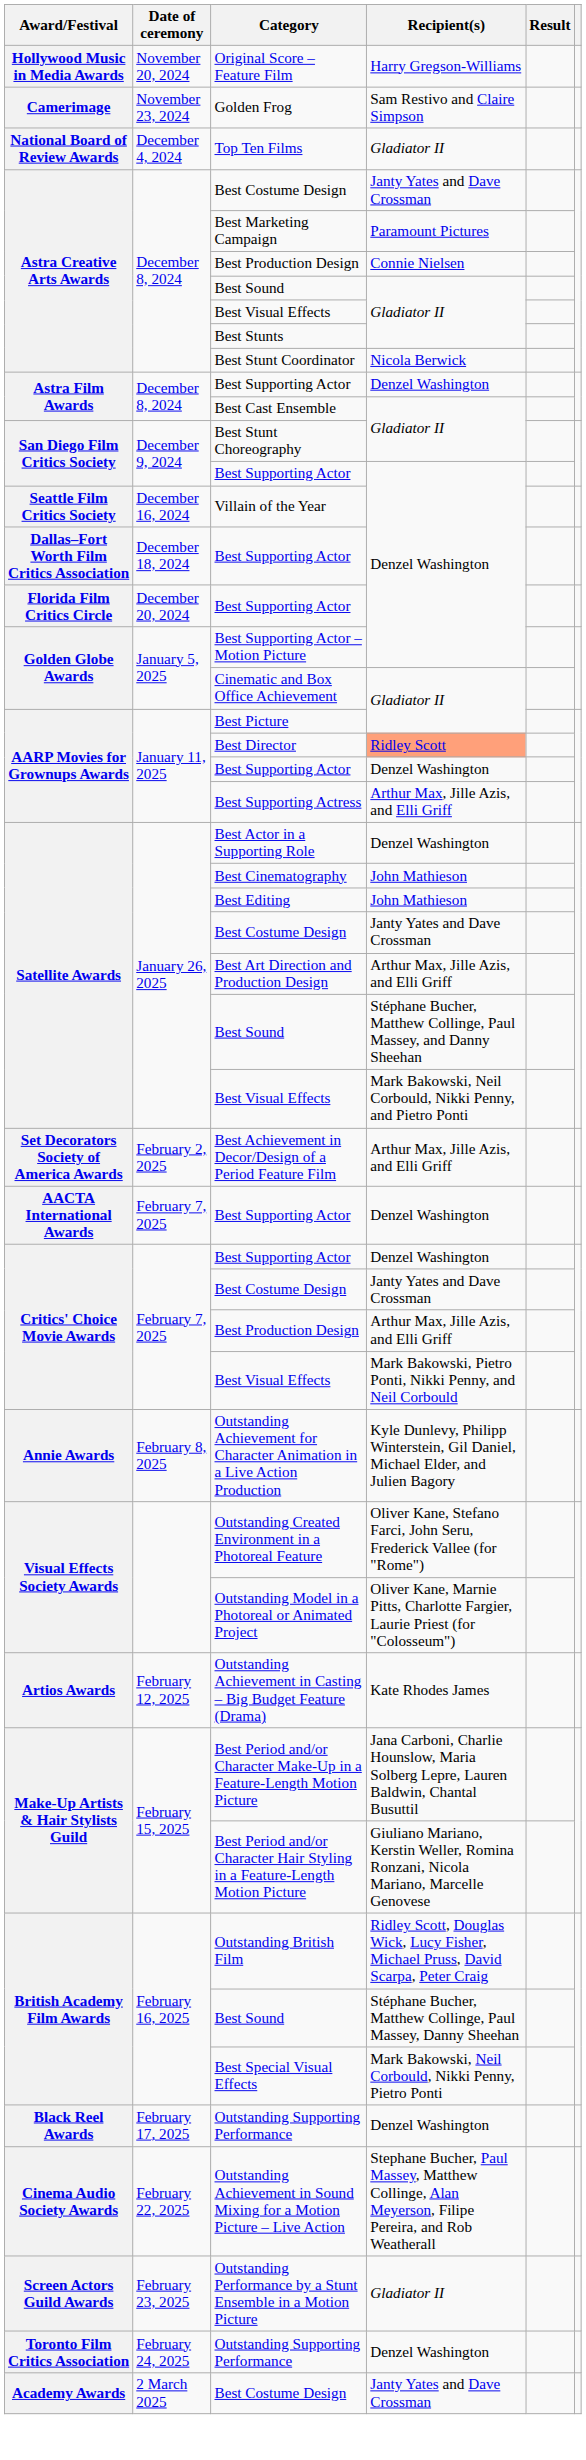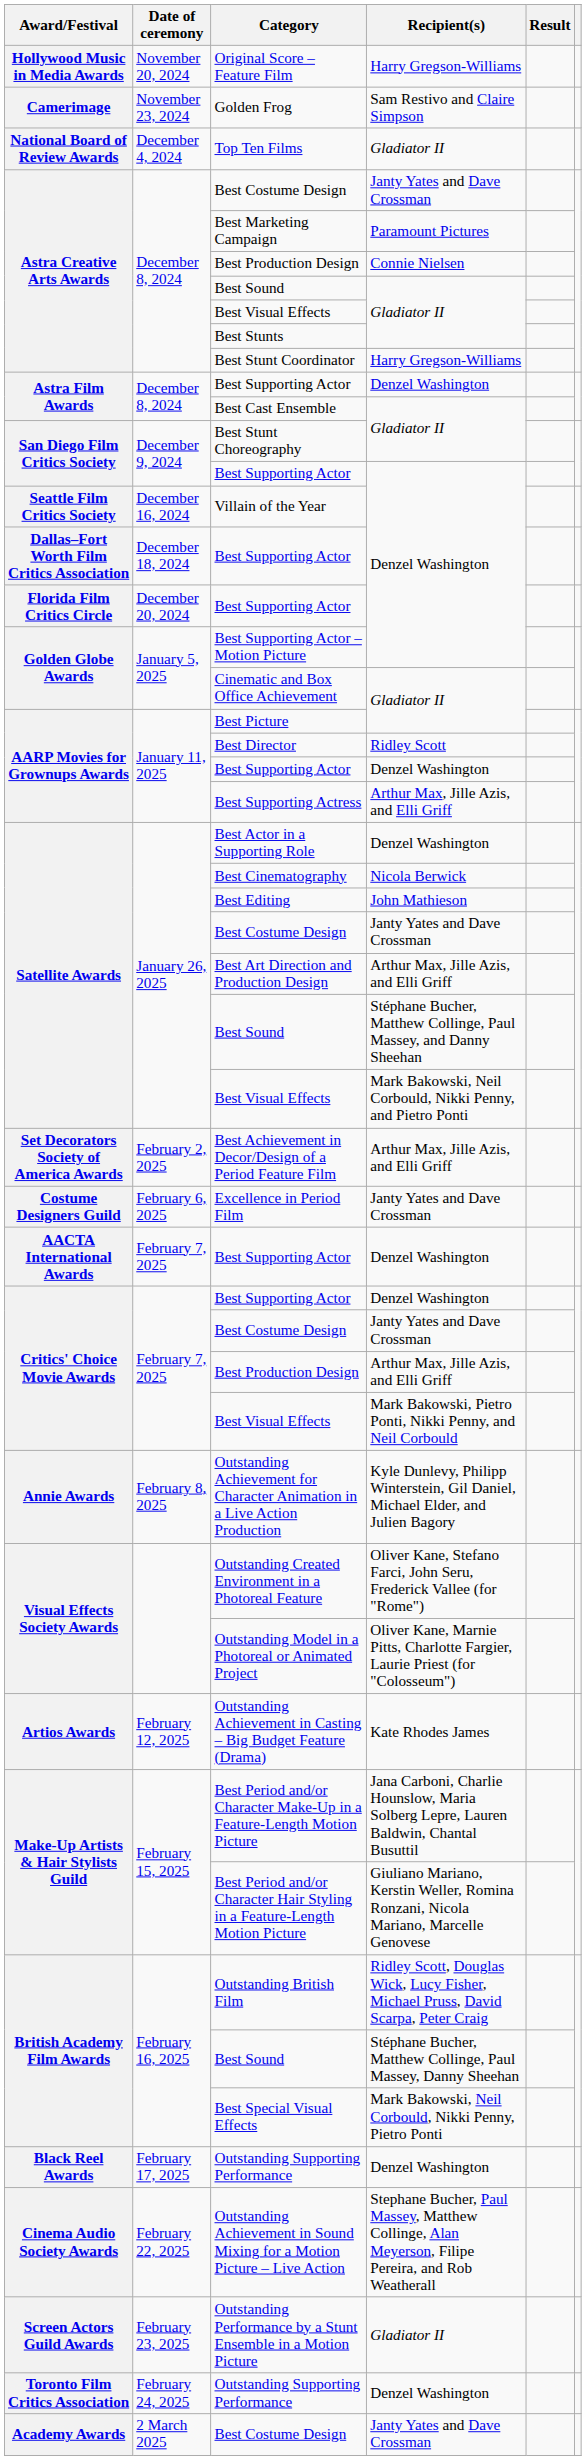(418, 360) Nicola Berwick -> (446, 360) Harry Gregson-Williams
(408, 745) lightsalmon background -> (408, 745) no background
(419, 875) John Mathieson -> (418, 875) Nicola Berwick
+ row: (69, 1206)
